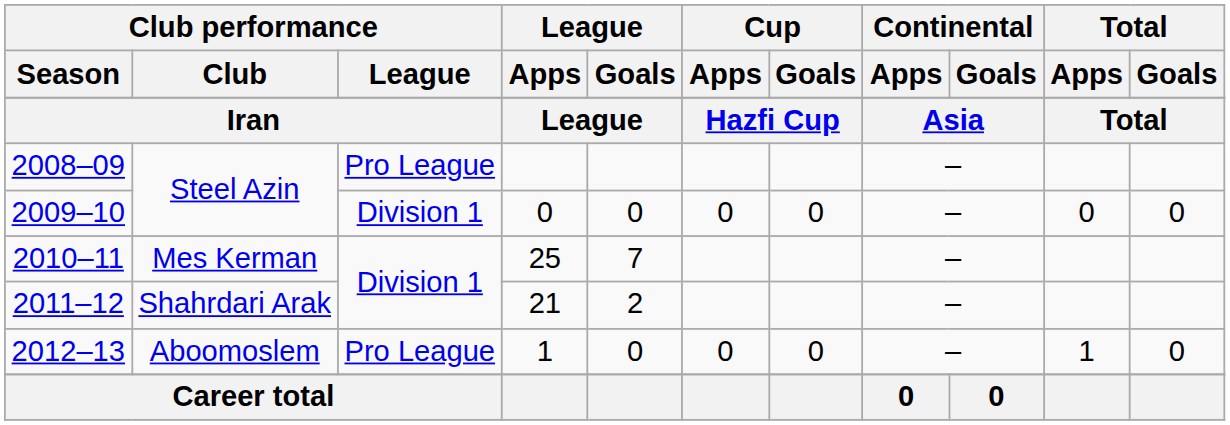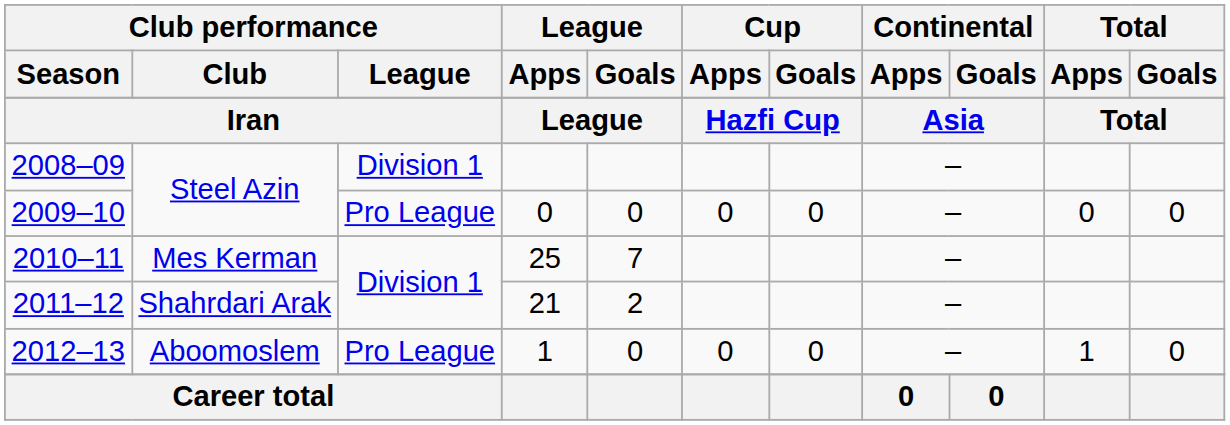(420, 166) Pro League -> (420, 166) Division 1
(420, 212) Division 1 -> (420, 212) Pro League
